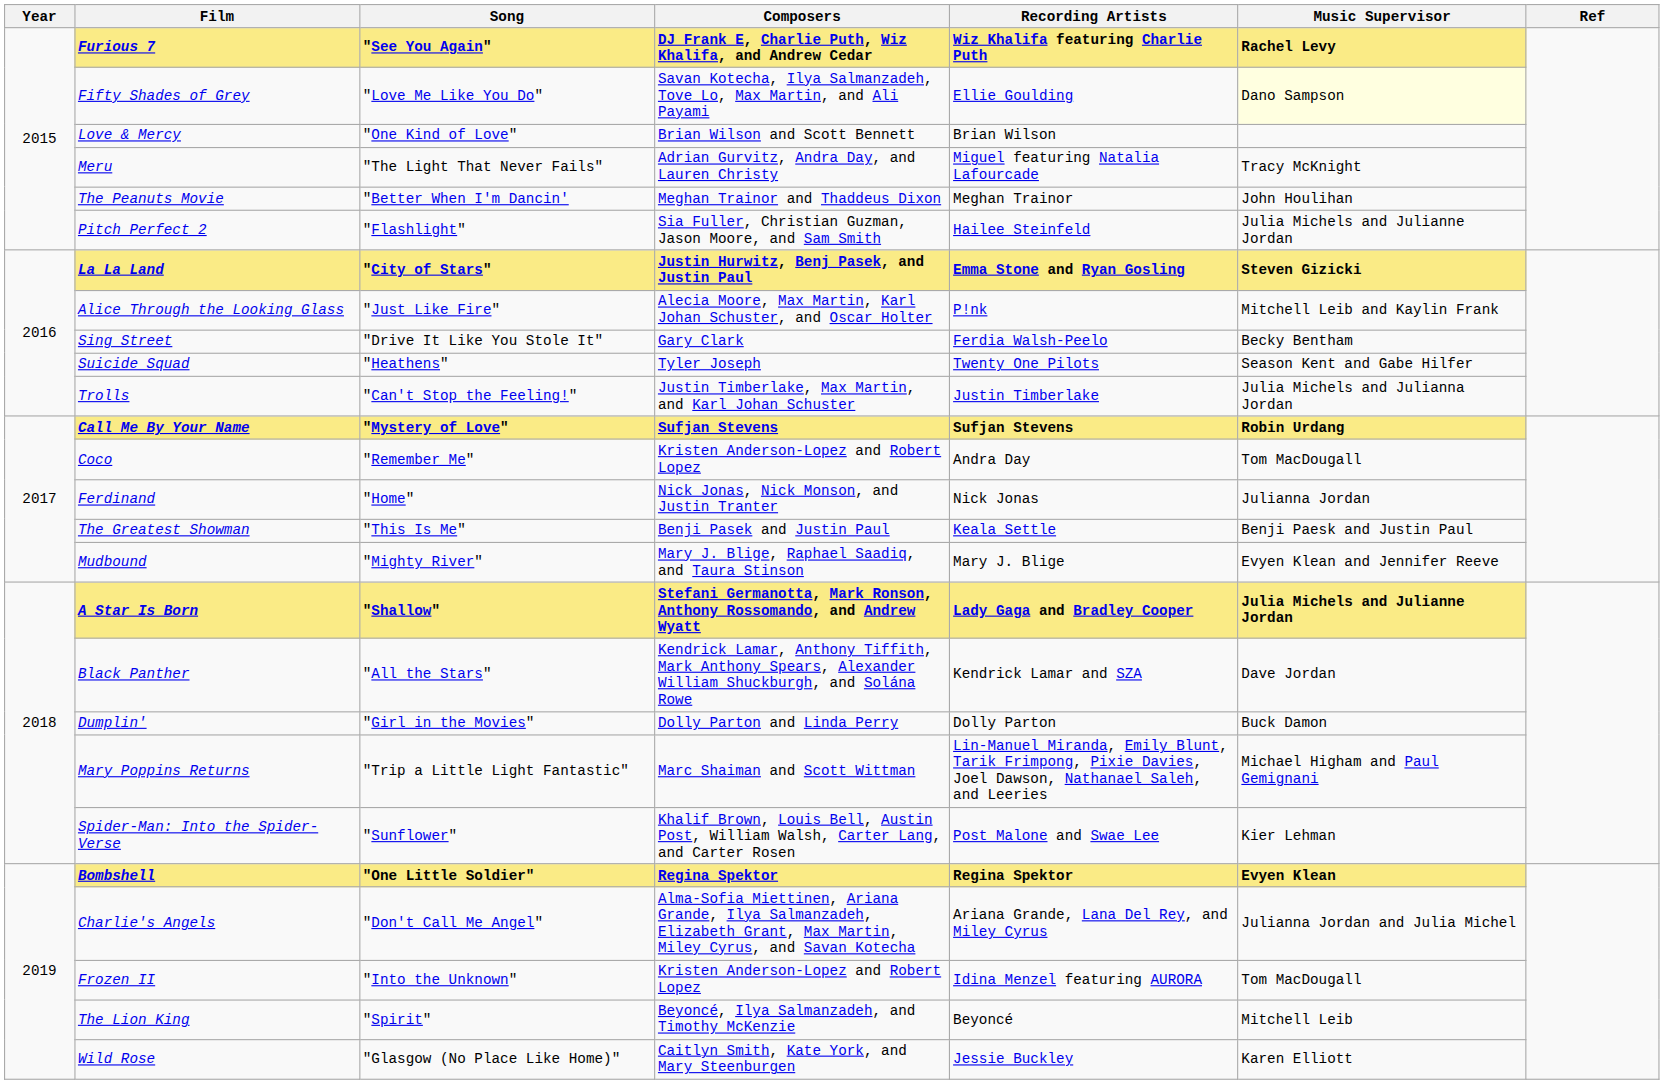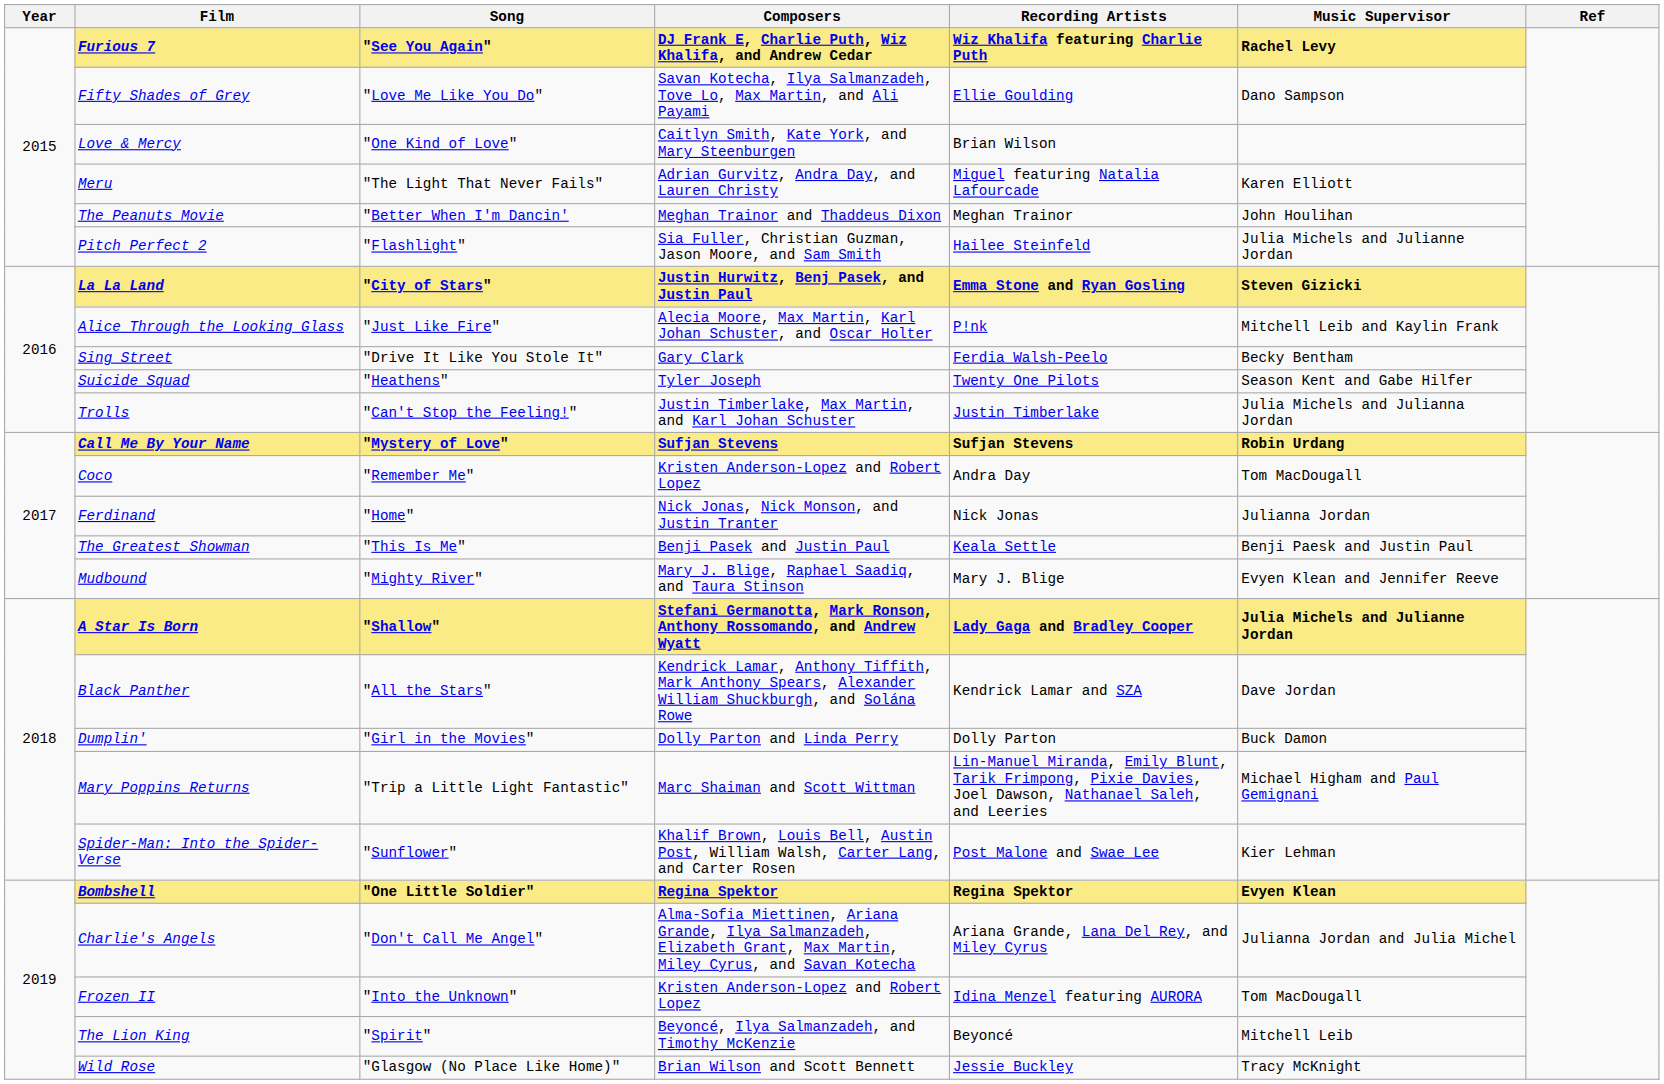(1293, 96) lightyellow background -> (1293, 96) no background
(787, 136) Brian Wilson and Scott Bennett -> (782, 144) Caitlyn Smith, Kate York, and Mary Steenburgen
(1301, 167) Tracy McKnight -> (1297, 184) Karen Elliott
(782, 1059) Caitlyn Smith, Kate York, and Mary Steenburgen -> (787, 1068) Brian Wilson and Scott Bennett
(1297, 1059) Karen Elliott -> (1301, 1068) Tracy McKnight
